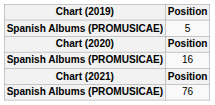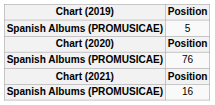rows swapped: (188, 60) <-> (188, 92)
